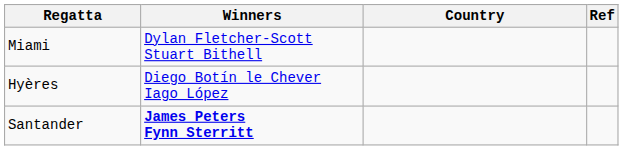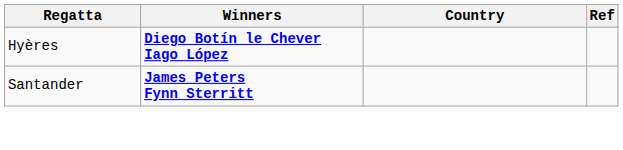- row: (29, 47)
(233, 86) normal -> (233, 47) bold
